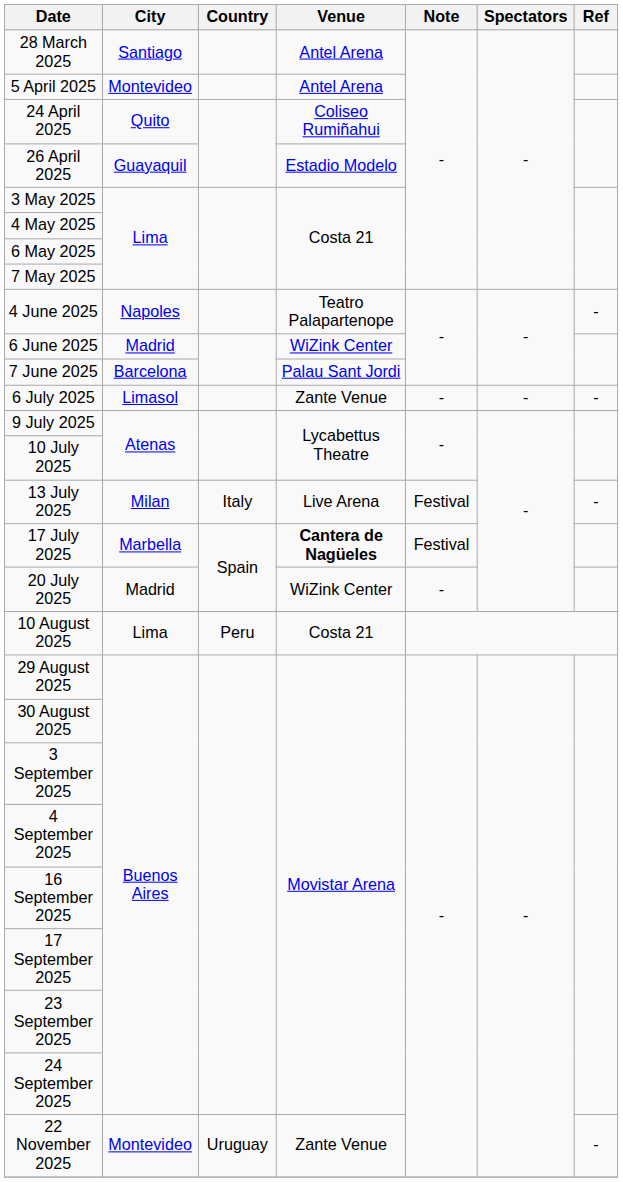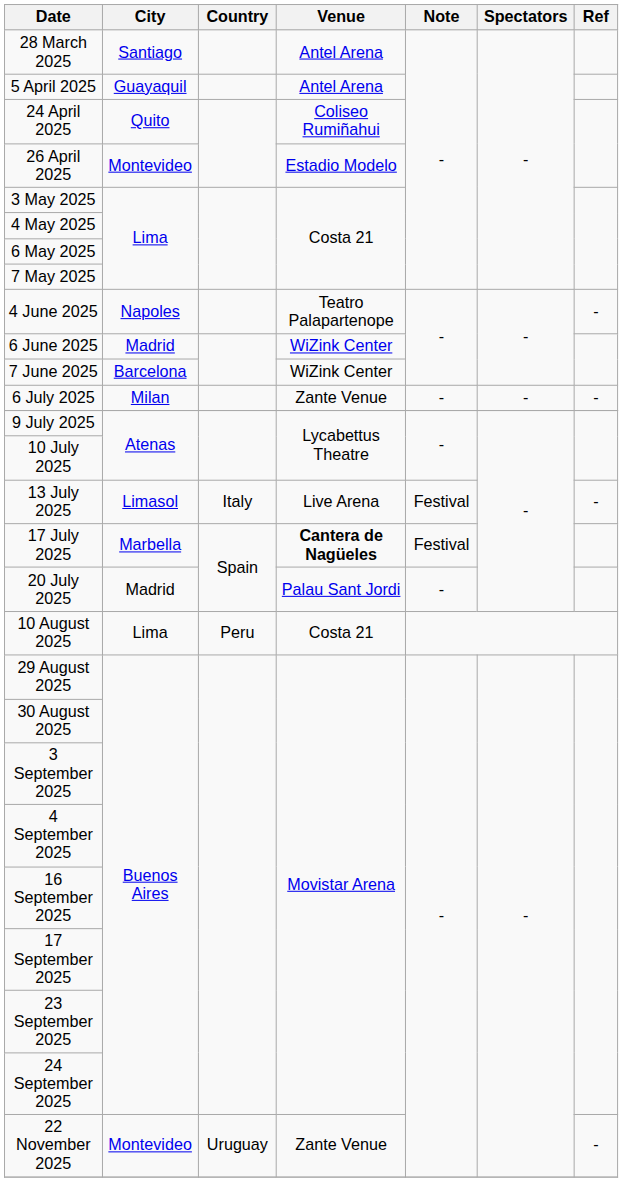(150, 86) Montevideo -> (150, 86) Guayaquil
(150, 165) Guayaquil -> (150, 165) Montevideo
(341, 371) Palau Sant Jordi -> (341, 371) WiZink Center
(150, 397) Limasol -> (150, 397) Milan
(150, 501) Milan -> (150, 501) Limasol
(341, 589) WiZink Center -> (341, 589) Palau Sant Jordi
